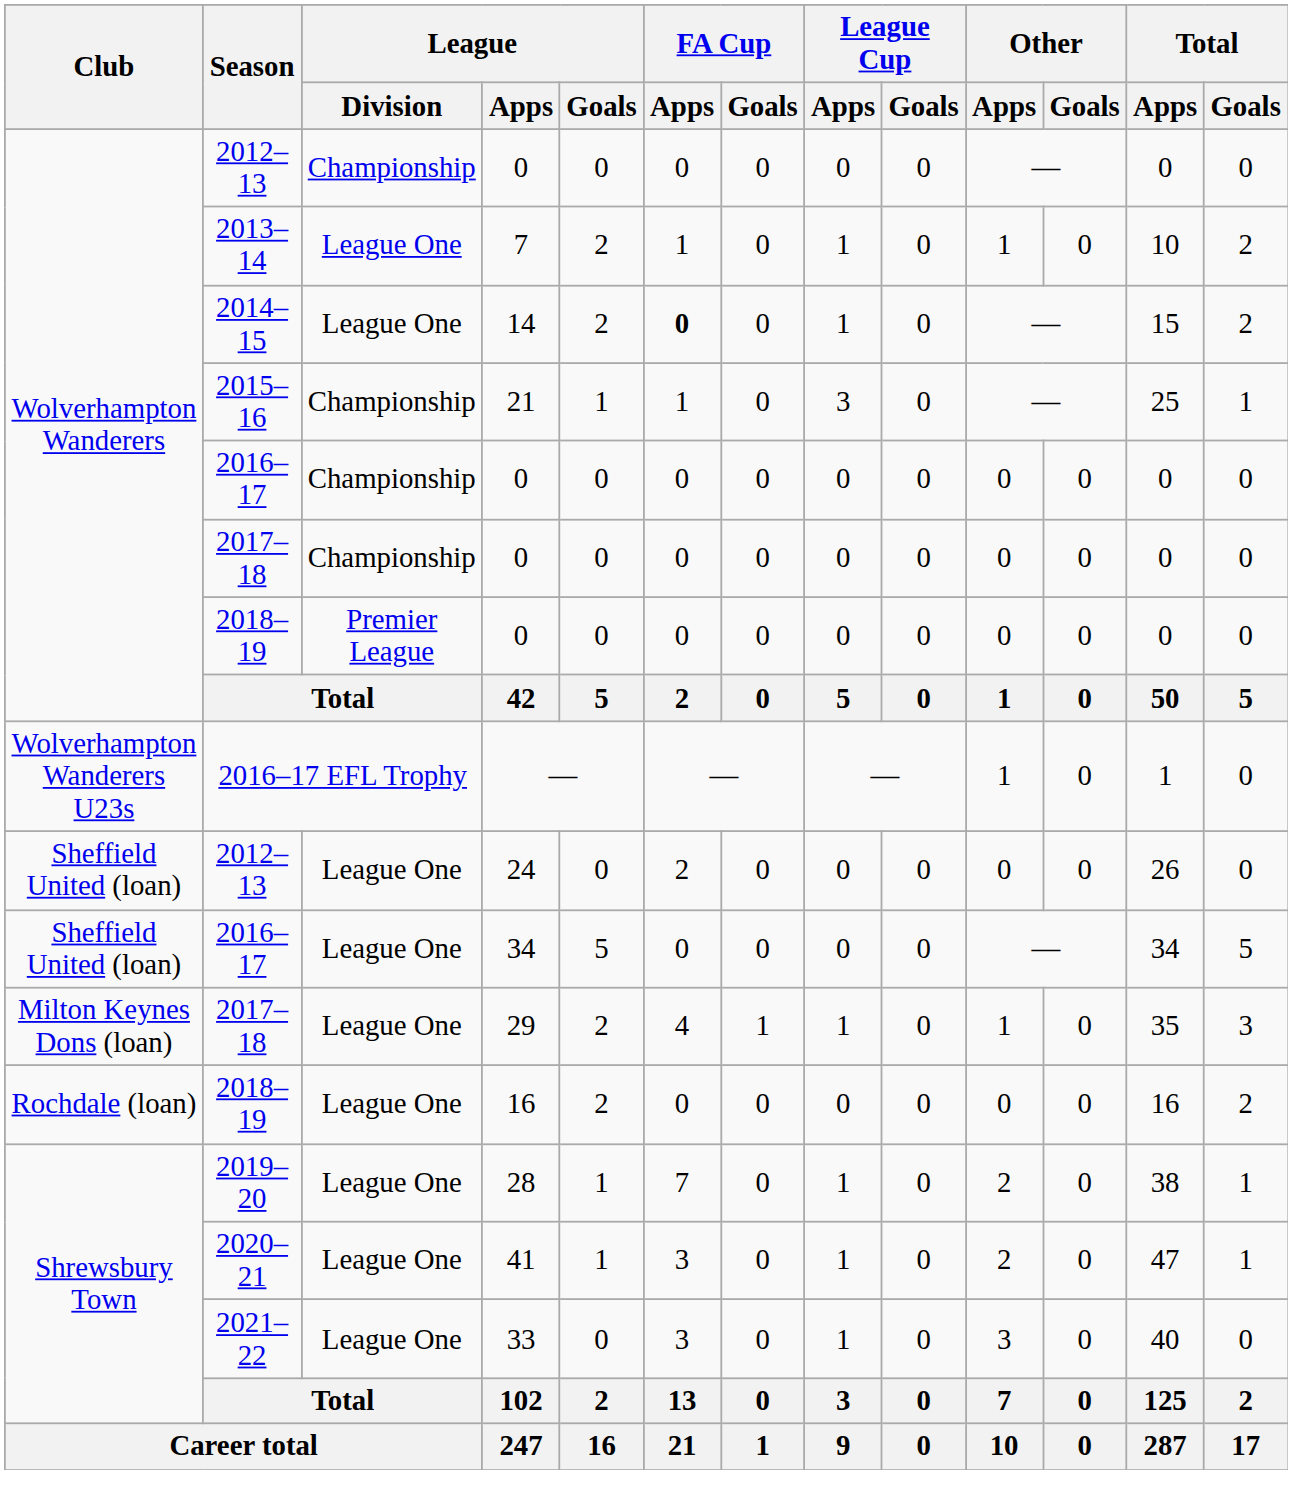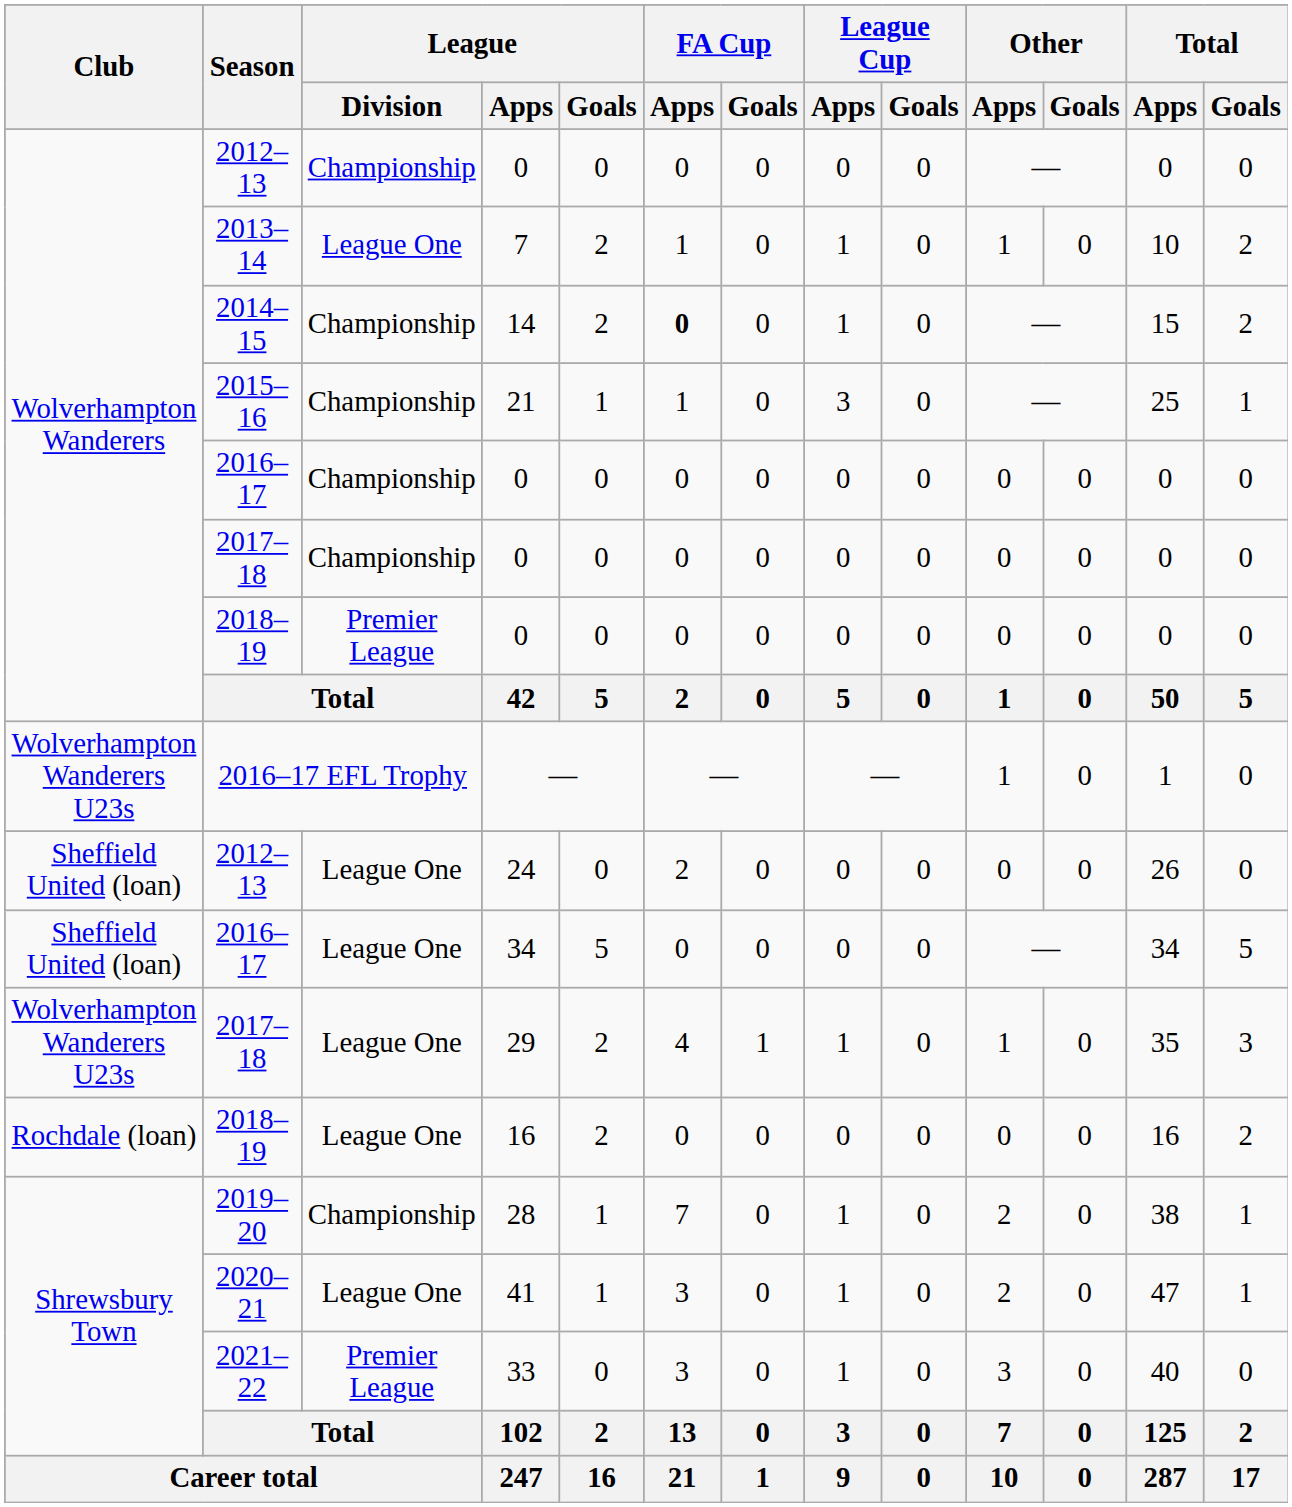(392, 323) League One -> (392, 323) Championship
(104, 1026) Milton Keynes Dons (loan) -> (104, 1042) Wolverhampton Wanderers U23s
(392, 1182) League One -> (392, 1214) Championship
(392, 1338) League One -> (392, 1370) Premier League
